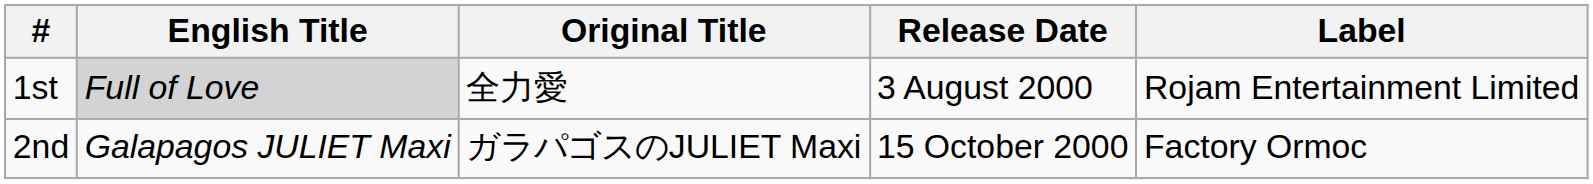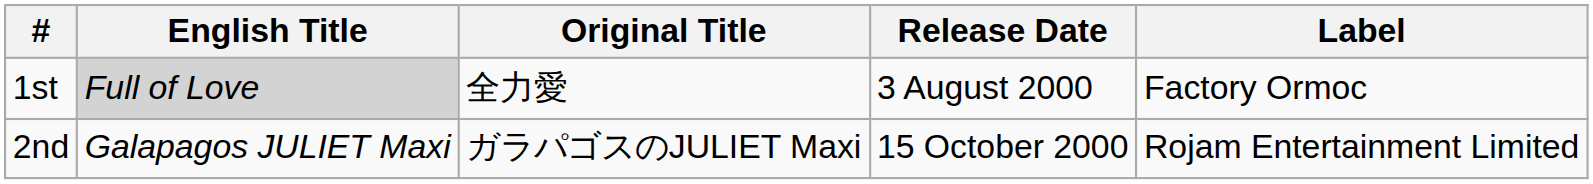(1362, 87) Rojam Entertainment Limited -> (1256, 87) Factory Ormoc
(1256, 147) Factory Ormoc -> (1362, 147) Rojam Entertainment Limited
